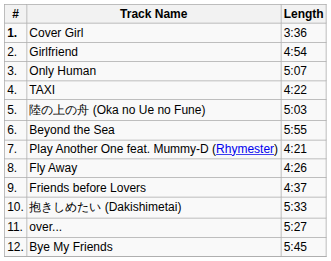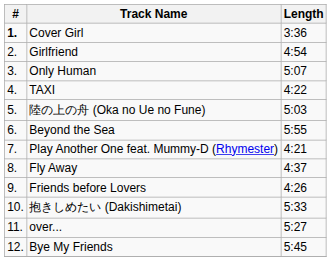(295, 168) 4:26 -> (295, 168) 4:37
(295, 187) 4:37 -> (295, 187) 4:26
